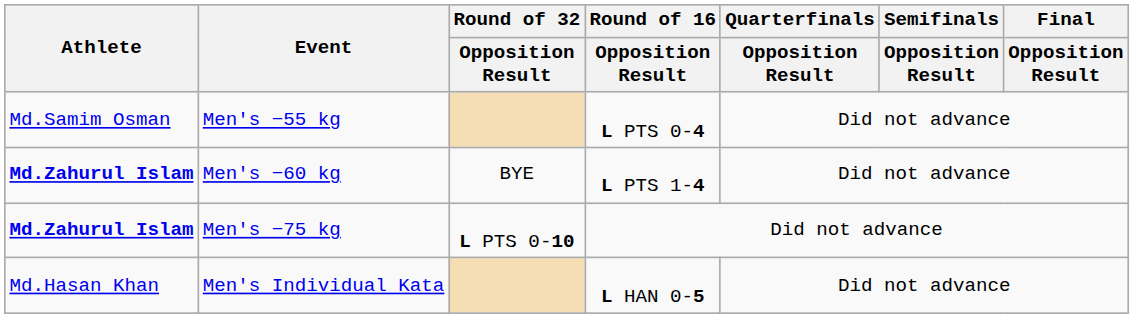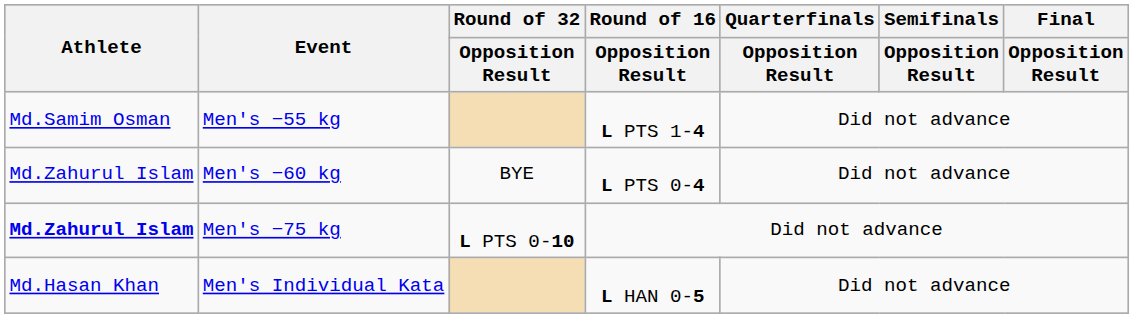(653, 131) L PTS 0-4 -> (653, 131) L PTS 1-4
(101, 175) bold -> (101, 175) normal
(653, 186) L PTS 1-4 -> (653, 186) L PTS 0-4
